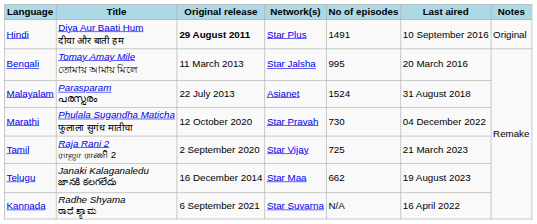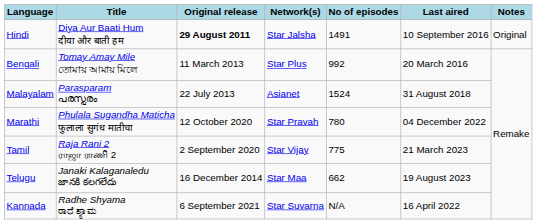(287, 34) Star Plus -> (291, 34) Star Jalsha
(291, 64) Star Jalsha -> (287, 64) Star Plus
(337, 64) 995 -> (337, 64) 992
(337, 121) 730 -> (337, 121) 780
(337, 150) 725 -> (337, 150) 775
